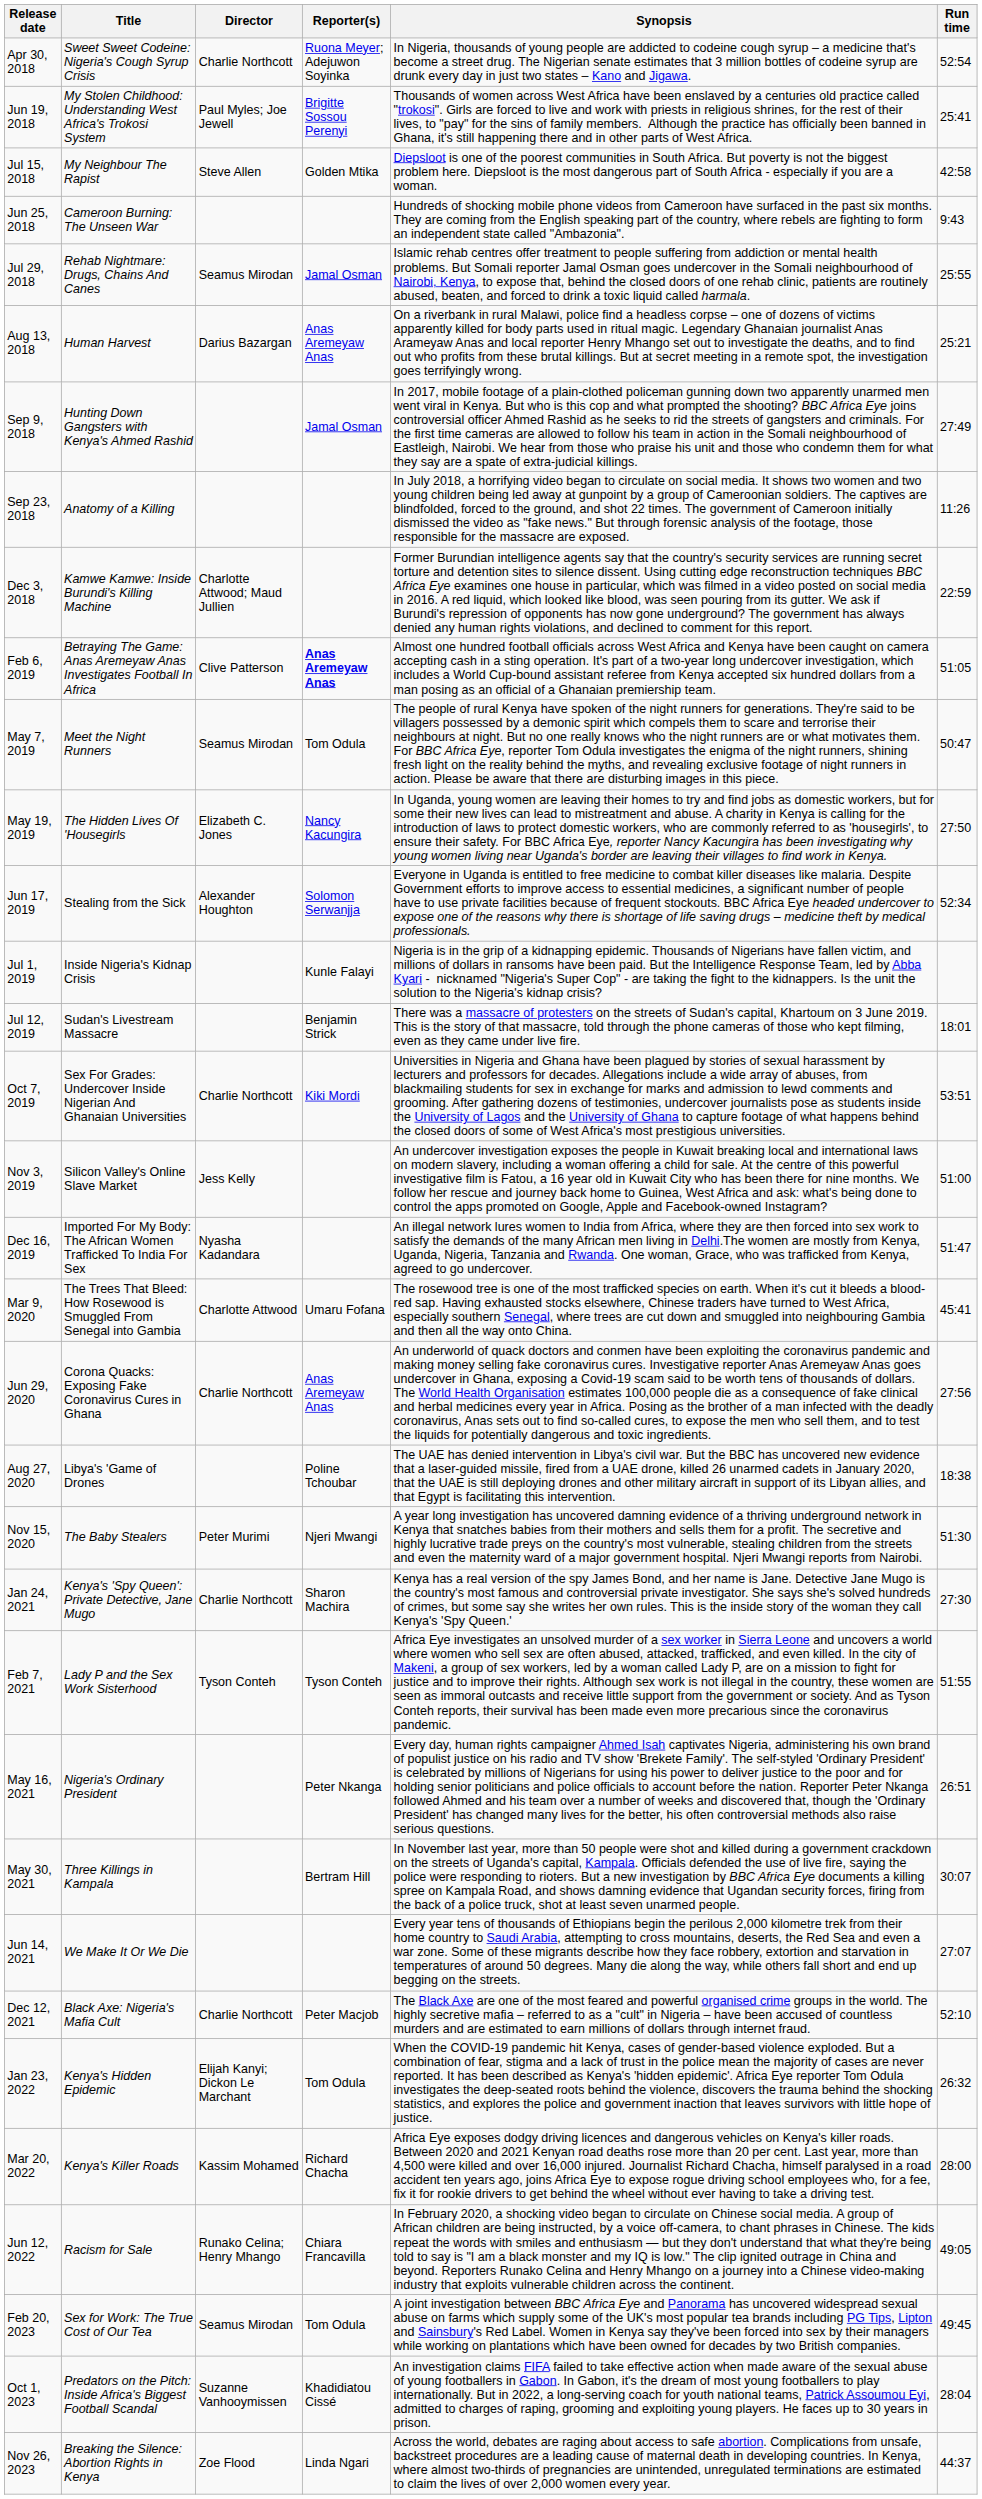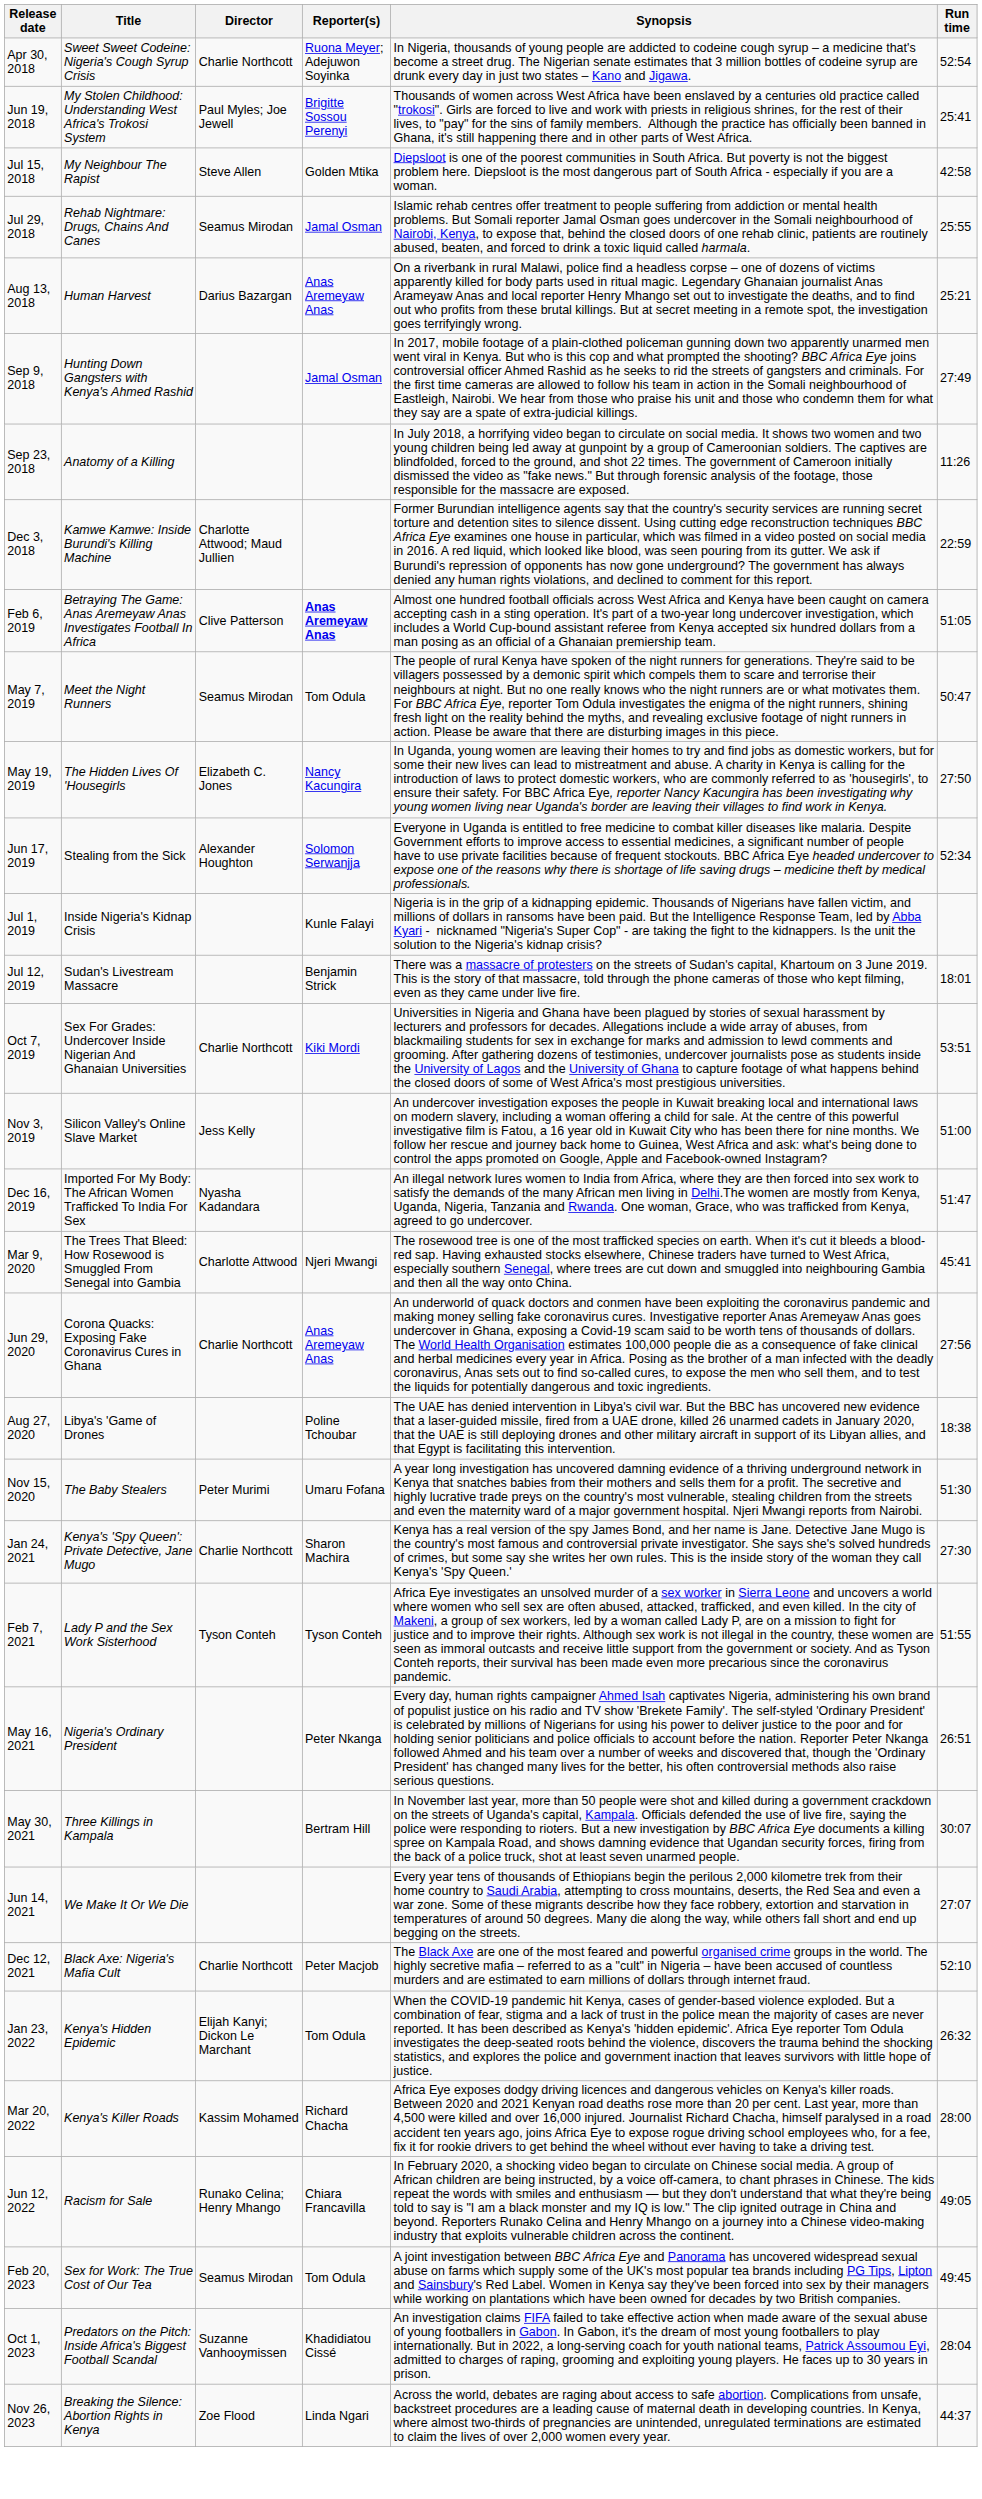- row: (28, 219)
(345, 1310) Umaru Fofana -> (341, 1262) Njeri Mwangi
(341, 1537) Njeri Mwangi -> (345, 1490) Umaru Fofana
